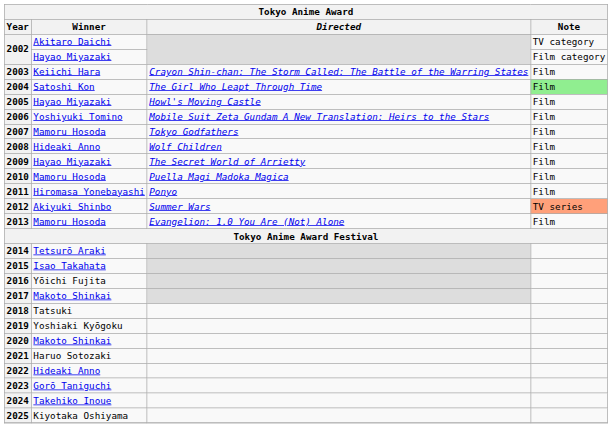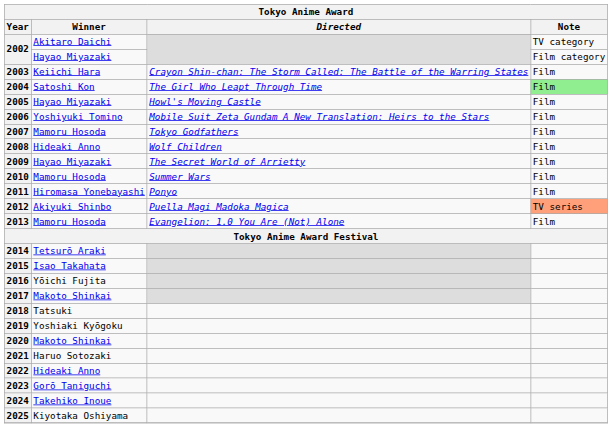(219, 177) Puella Magi Madoka Magica -> (180, 177) Summer Wars
(180, 207) Summer Wars -> (219, 207) Puella Magi Madoka Magica
